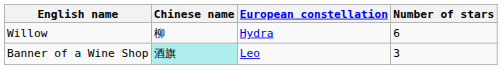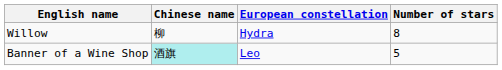(397, 33) 6 -> (397, 33) 8
(397, 54) 3 -> (397, 54) 5
